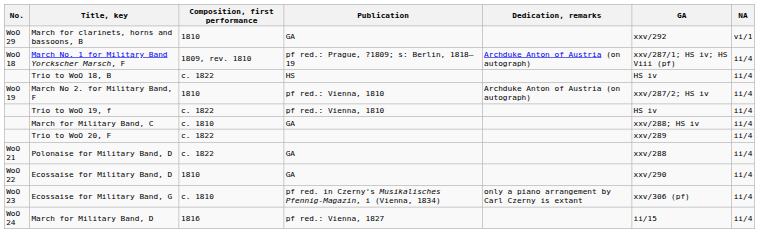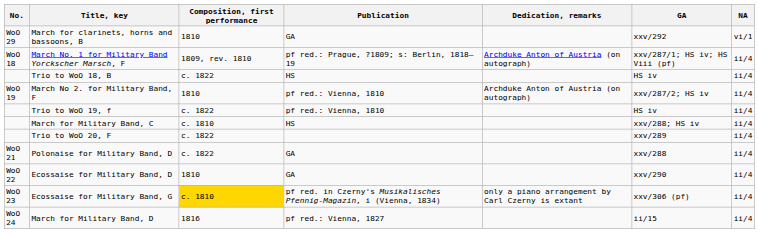(290, 123) GA -> (290, 123) HS
(197, 196) no background -> (197, 196) gold background
